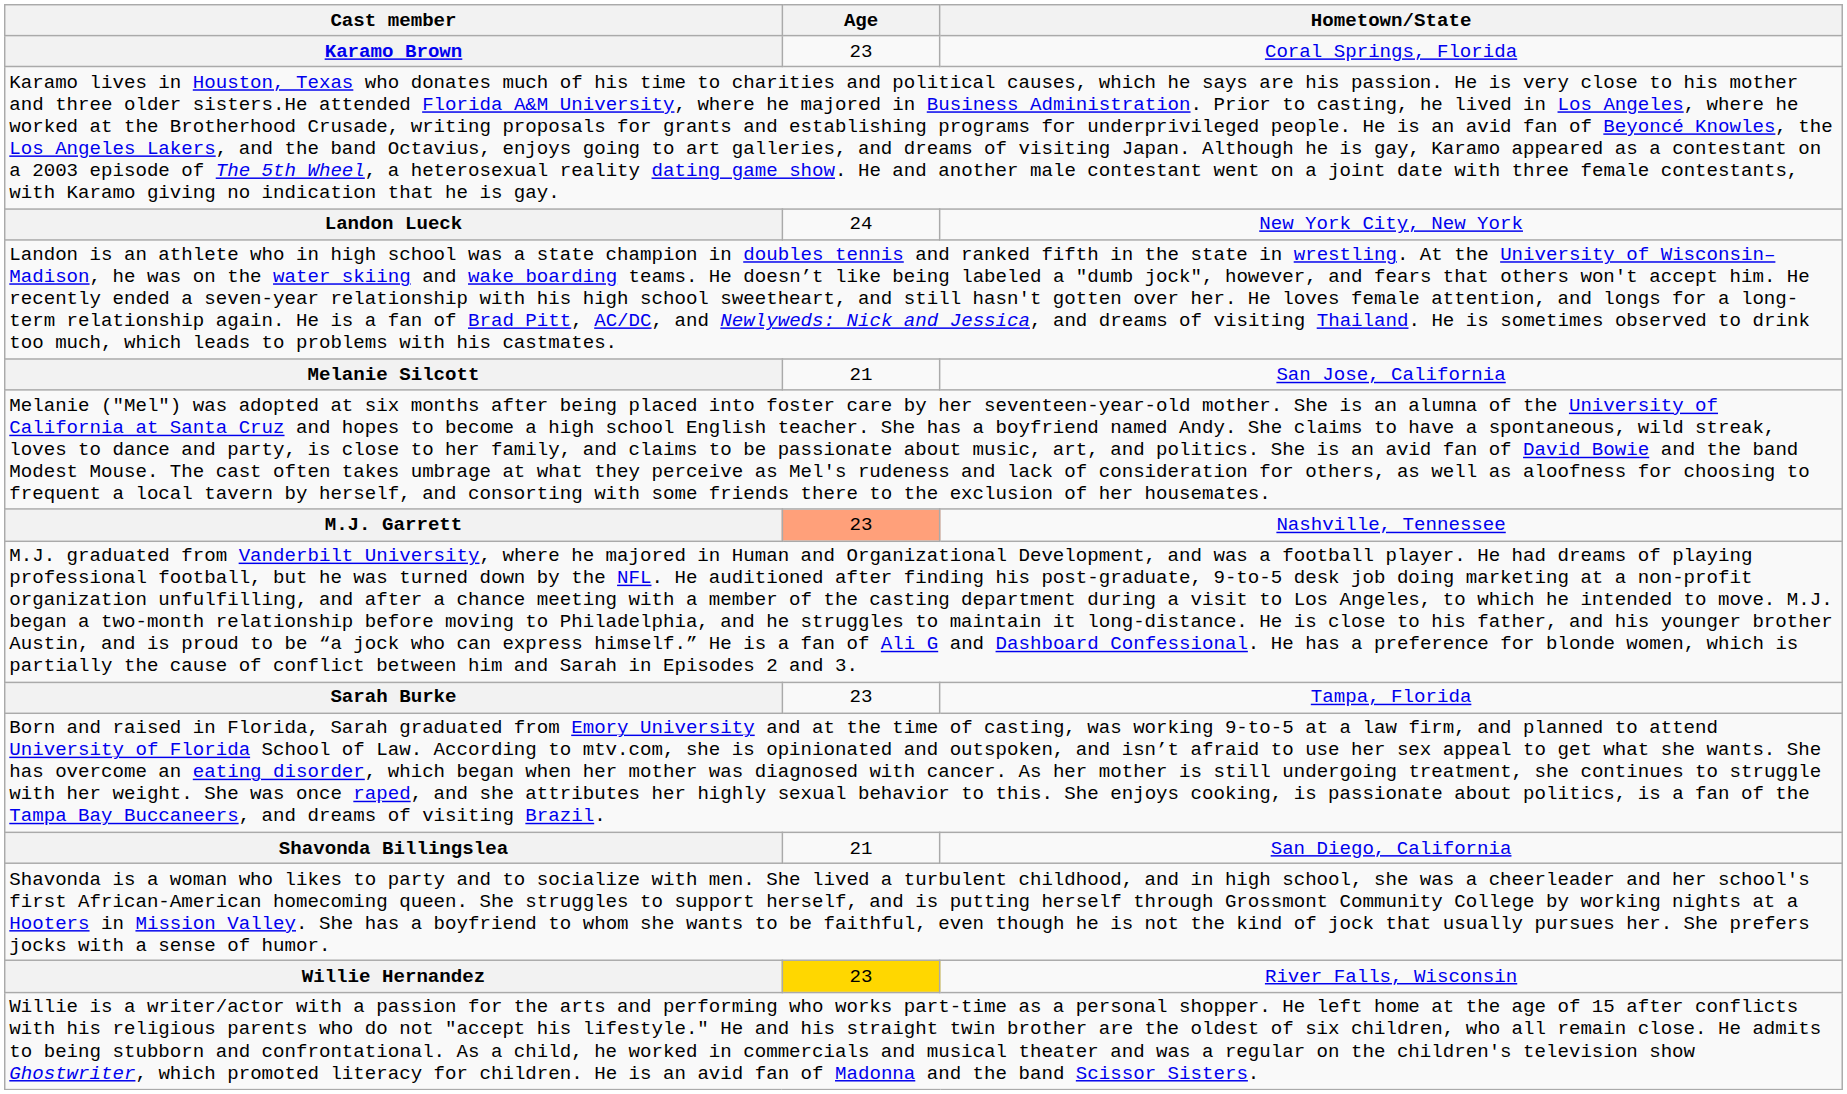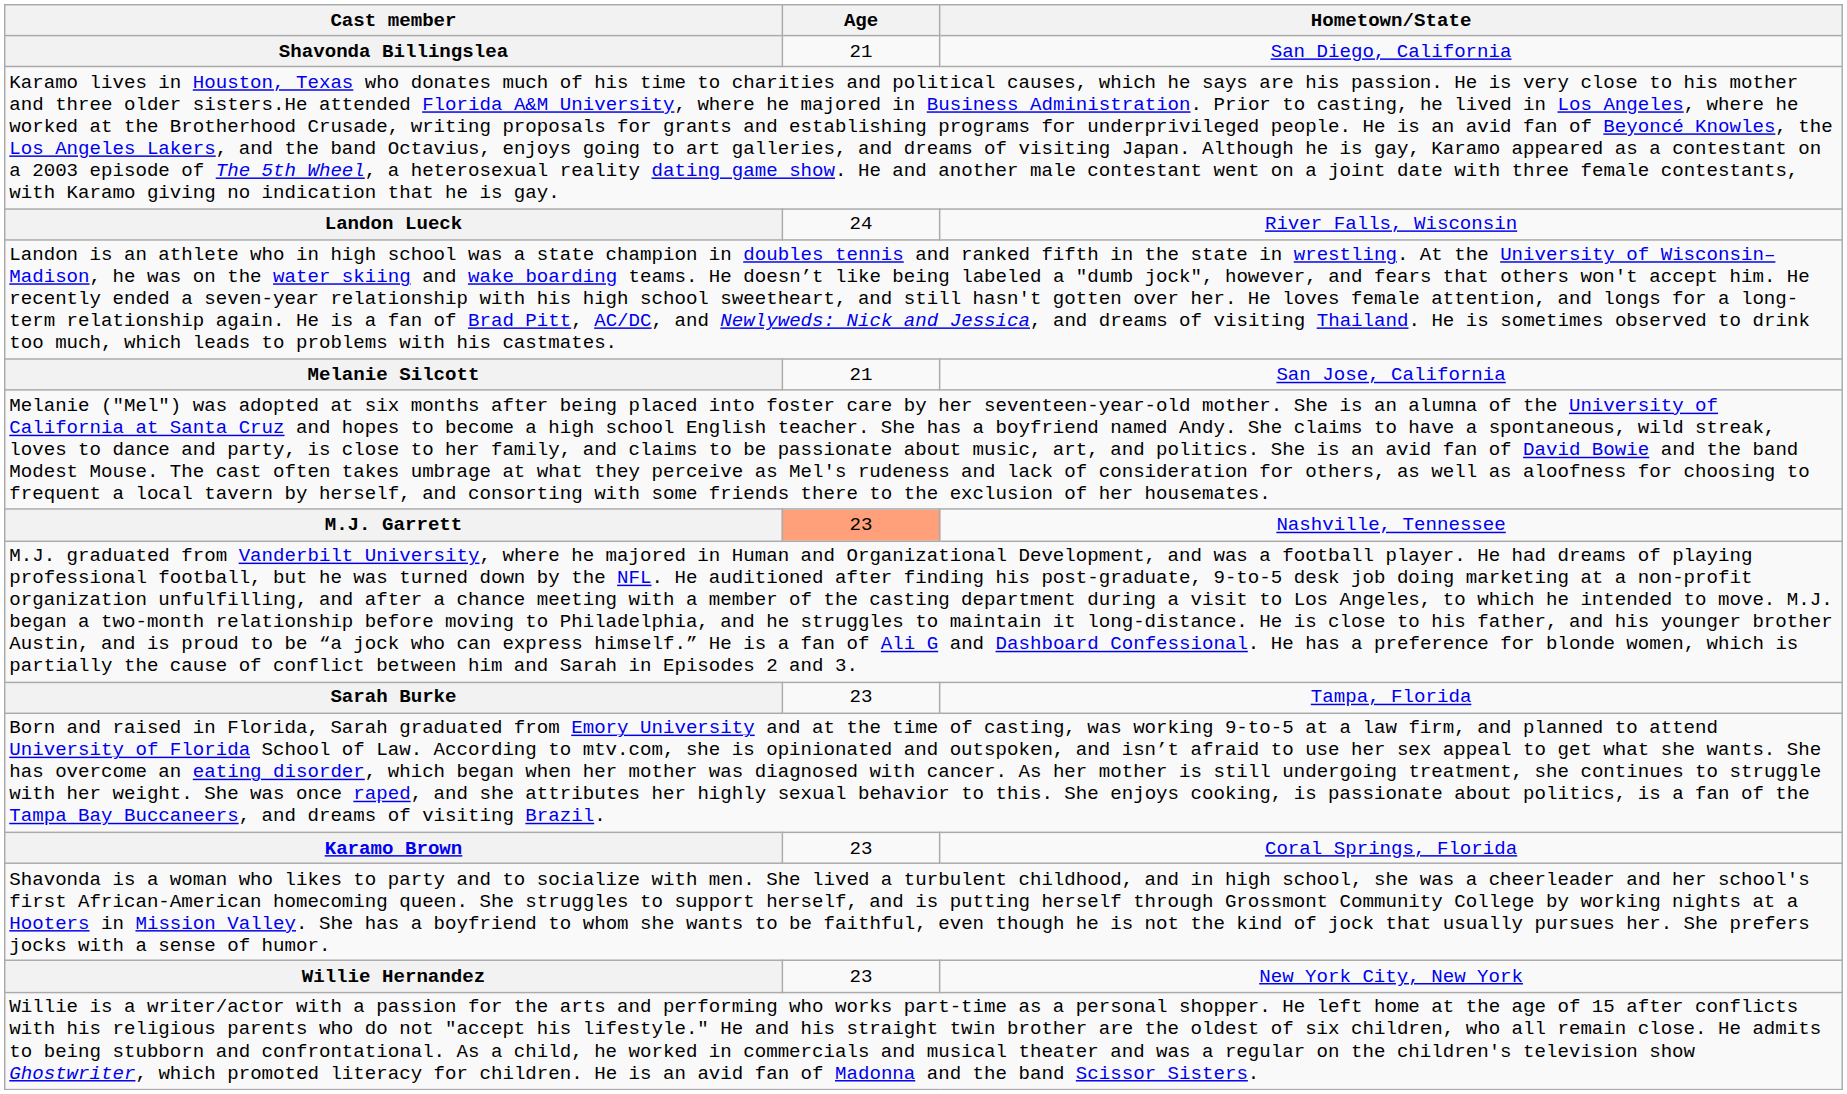rows swapped: (393, 51) <-> (393, 848)
(1391, 224) New York City, New York -> (1391, 224) River Falls, Wisconsin
(861, 976) gold background -> (861, 976) no background
(1391, 976) River Falls, Wisconsin -> (1391, 976) New York City, New York
